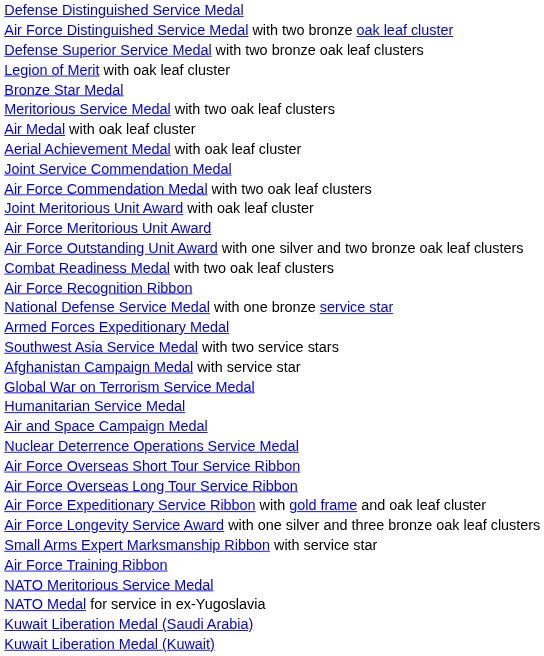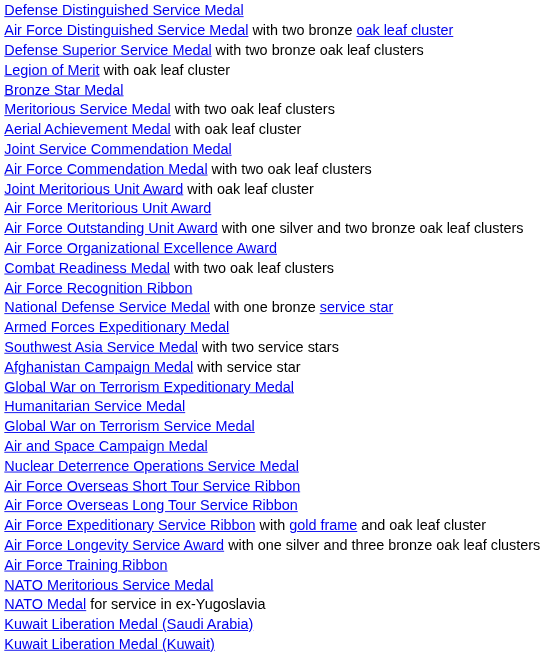- row: (100, 129)
+ row: (141, 248)
+ row: (149, 387)
rows swapped: (130, 387) <-> (95, 406)
- row: (191, 545)
